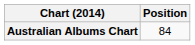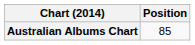(165, 31) 84 -> (165, 31) 85
